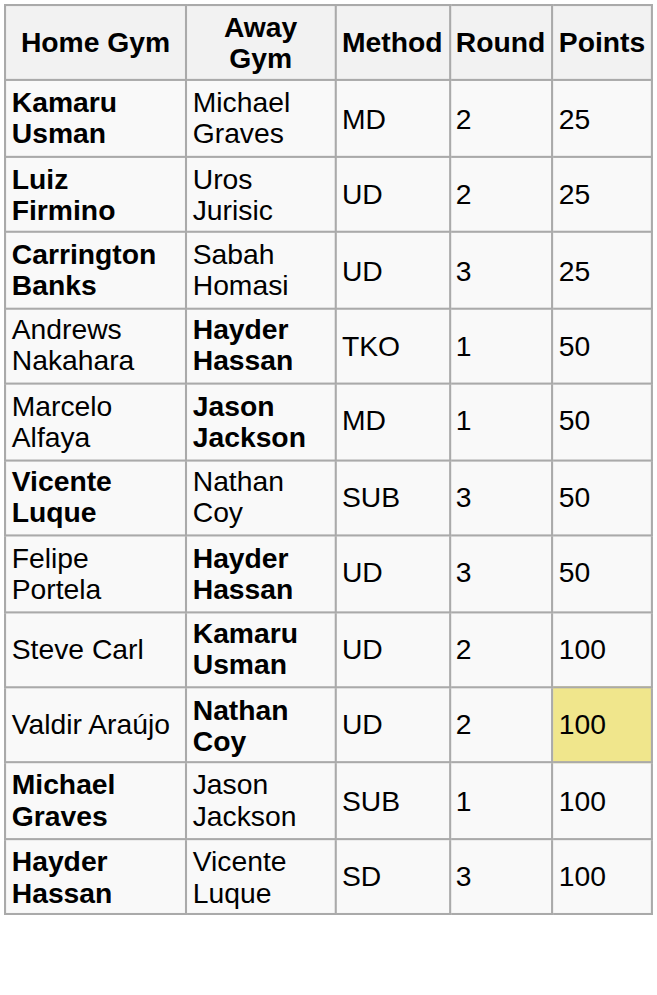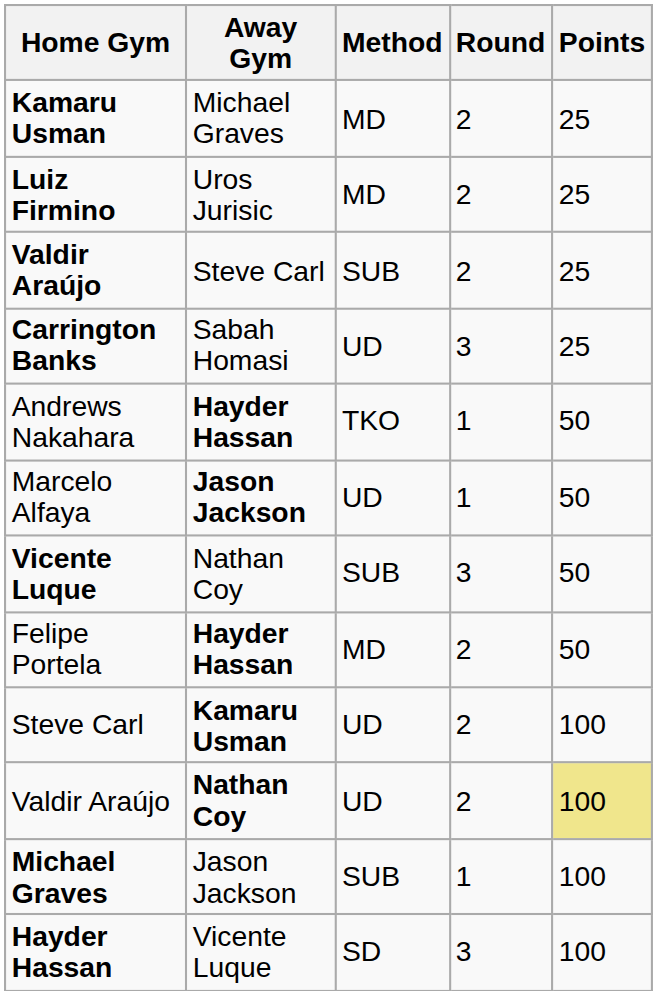(362, 194) UD -> (364, 194) MD
+ row: (57, 270)
(364, 421) MD -> (362, 497) UD
(362, 573) UD -> (364, 649) MD
(464, 573) 3 -> (464, 649) 2
